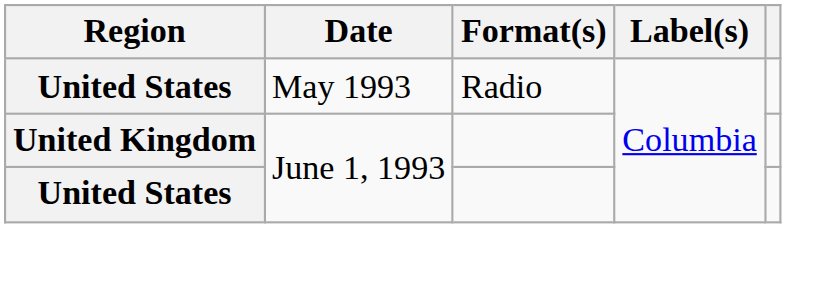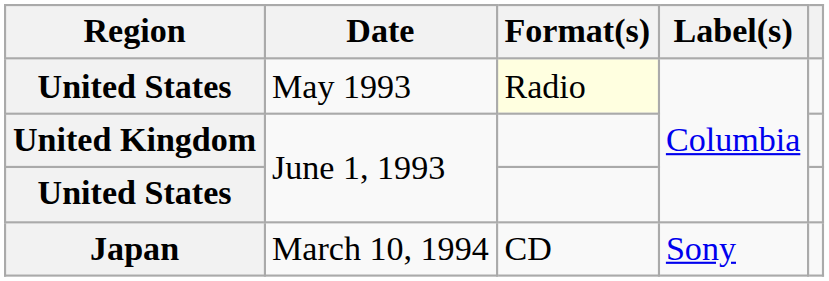(502, 85) no background -> (545, 85) lightyellow background
+ row: (135, 247)
